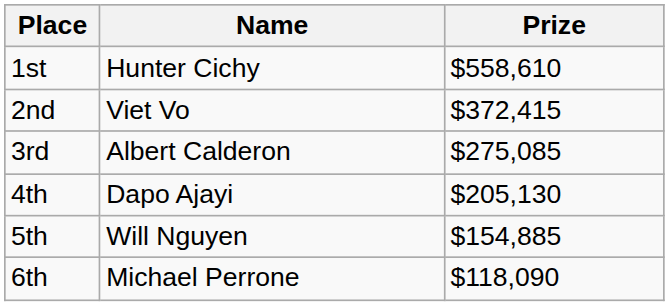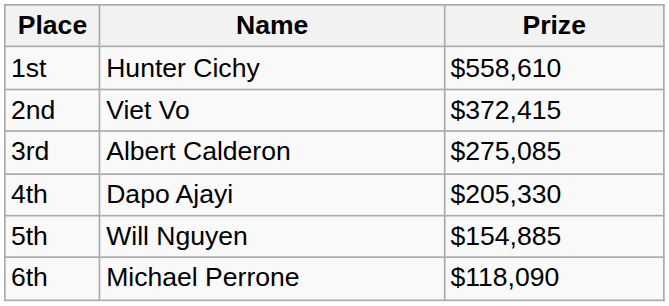(506, 194) $205,130 -> (506, 194) $205,330
